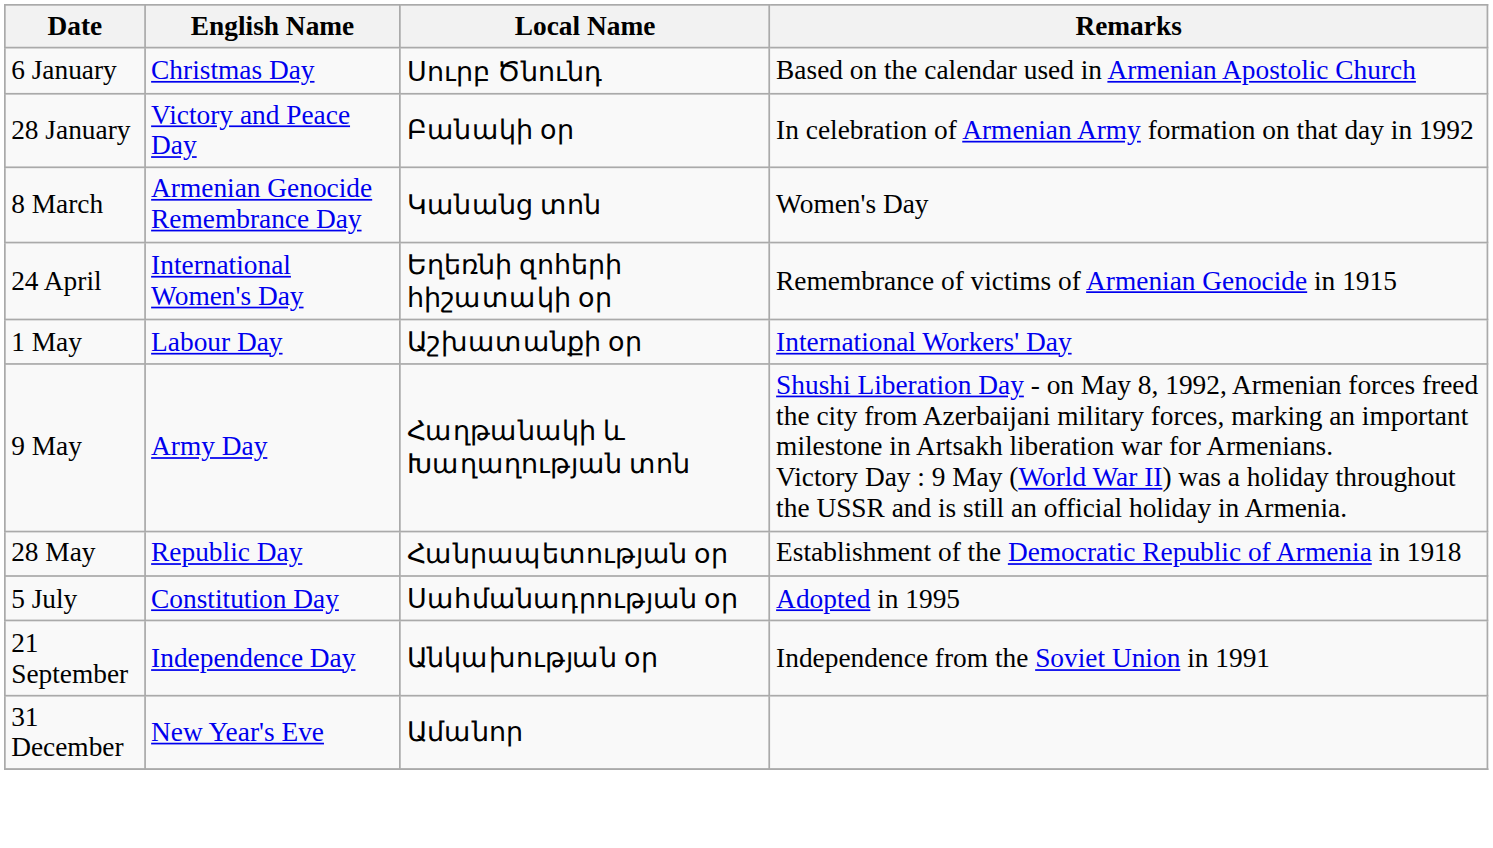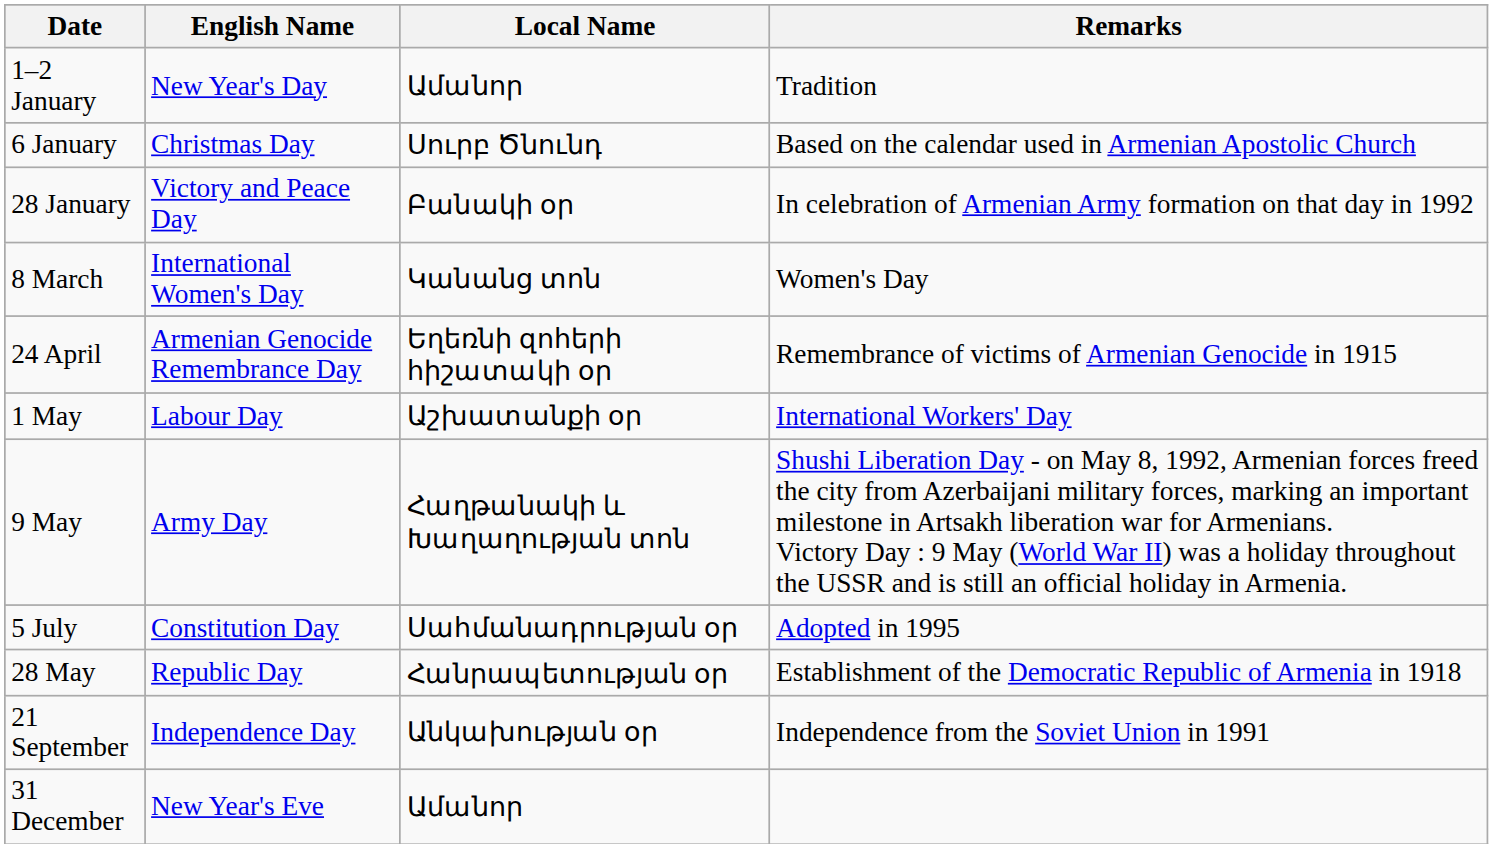+ row: (54, 84)
(262, 204) Armenian Genocide Remembrance Day -> (227, 278) International Women's Day
(227, 280) International Women's Day -> (262, 354) Armenian Genocide Remembrance Day
rows swapped: (53, 553) <-> (44, 598)
